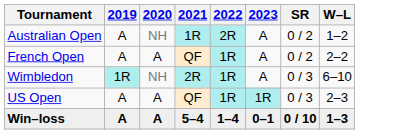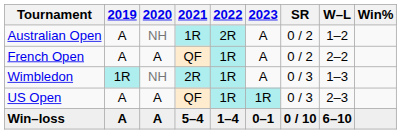+ column: (376, 14)
(337, 77) 6–10 -> (337, 77) 1–3
(337, 118) 1–3 -> (337, 118) 6–10
